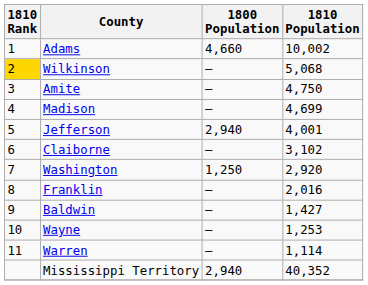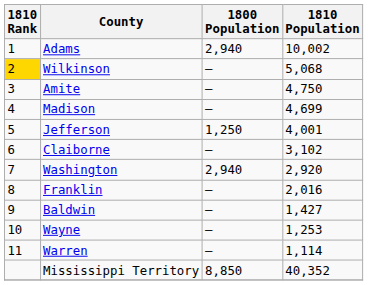(224, 49) 4,660 -> (224, 49) 2,940
(224, 129) 2,940 -> (224, 129) 1,250
(224, 170) 1,250 -> (224, 170) 2,940
(224, 270) 2,940 -> (224, 270) 8,850
